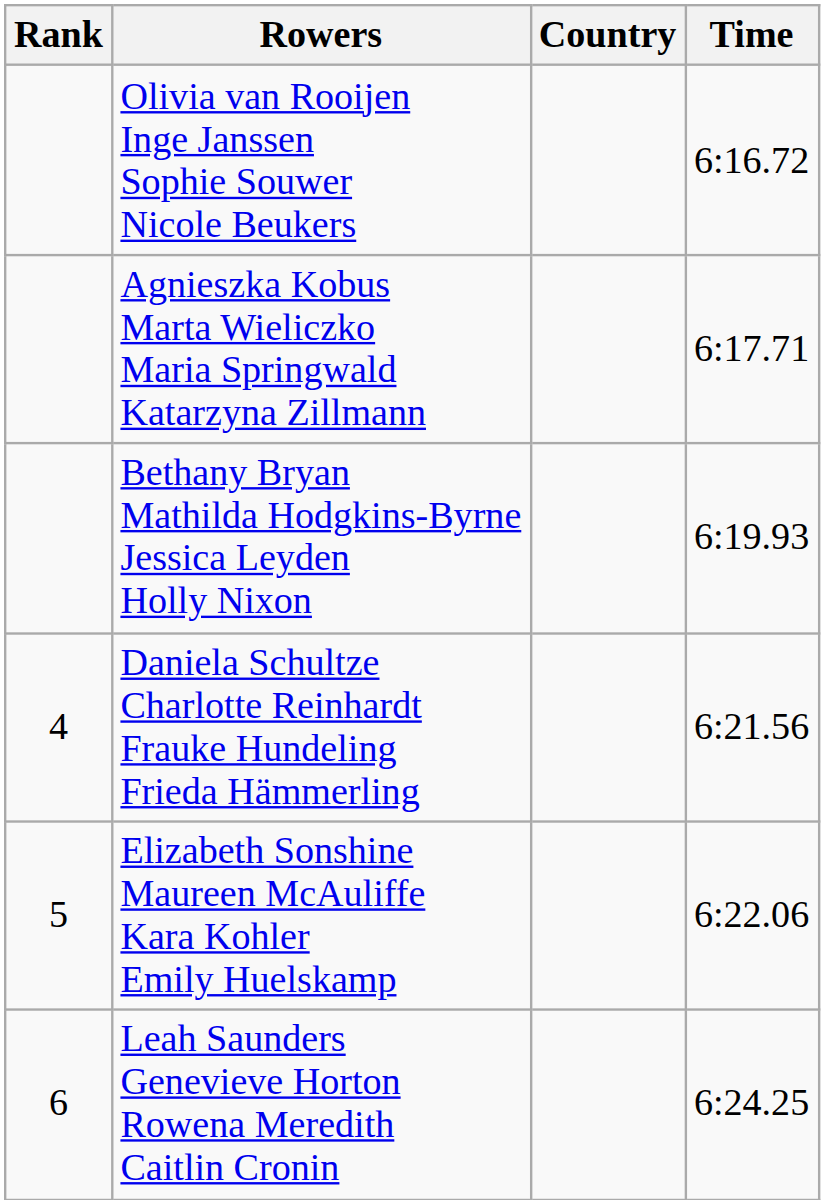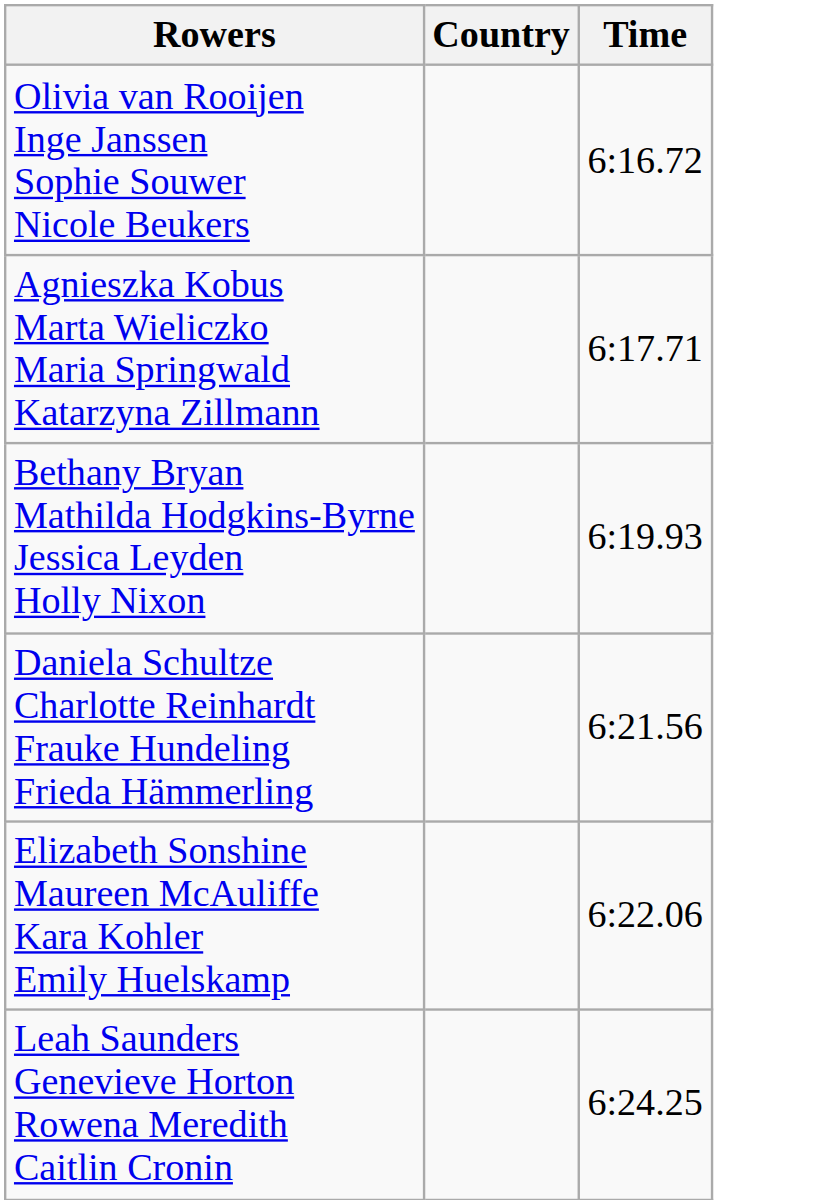- column: (58, 34)
